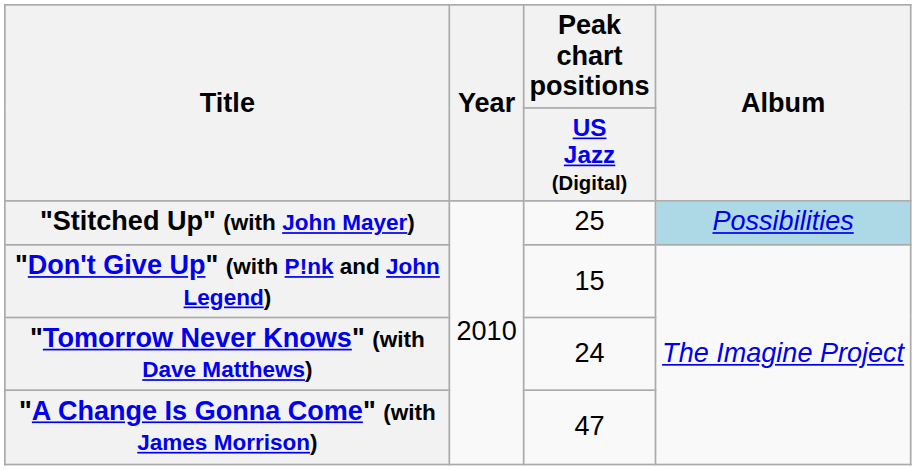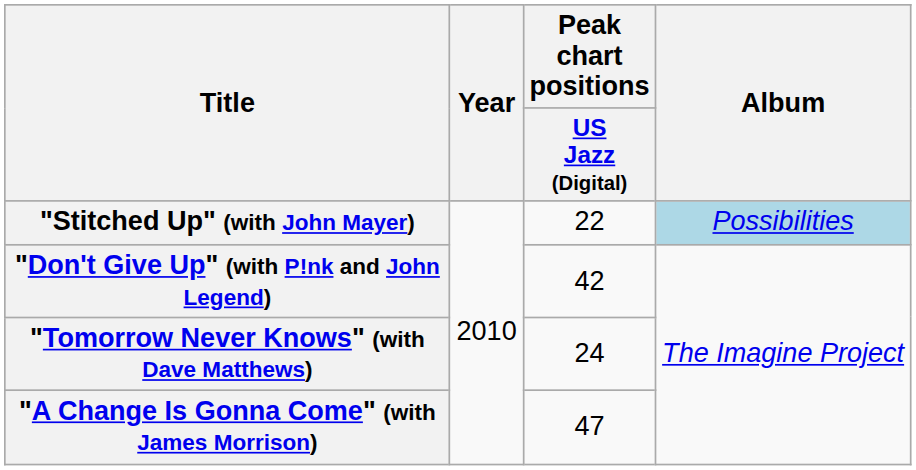(590, 222) 25 -> (590, 222) 22
(590, 280) 15 -> (590, 280) 42
